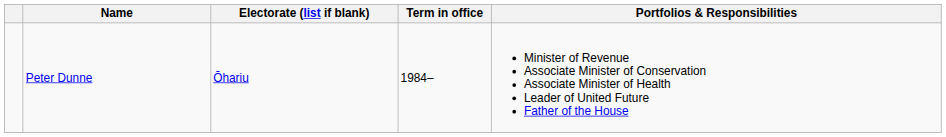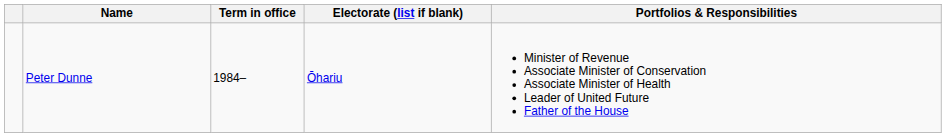columns swapped: (304, 13) <-> (445, 13)
